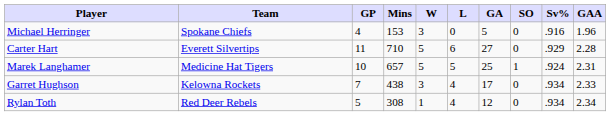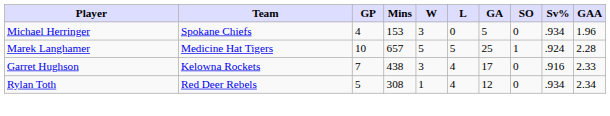(555, 31) .916 -> (555, 31) .934
- row: (32, 48)
(586, 66) 2.31 -> (586, 48) 2.28
(555, 84) .934 -> (555, 66) .916
